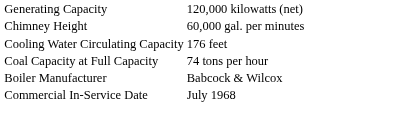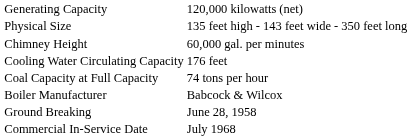+ row: (38, 26)
+ row: (48, 112)
